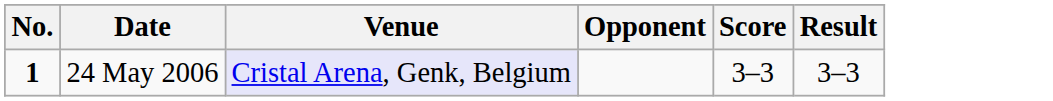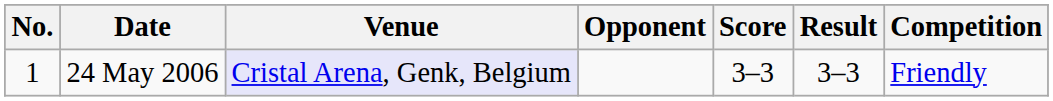+ column: (966, 27)
(32, 72) bold -> (32, 72) normal
